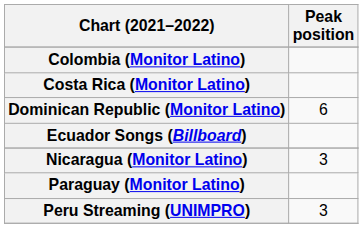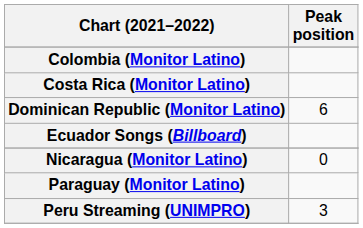(323, 160) 3 -> (323, 160) 0
